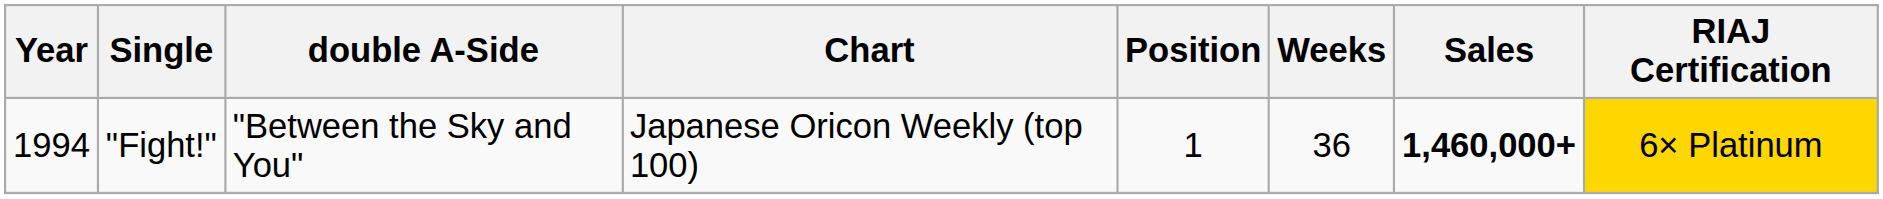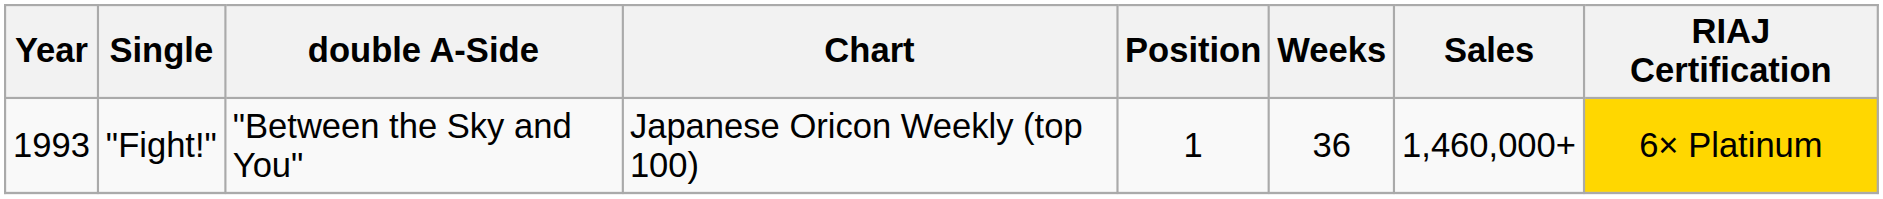(51, 145) 1994 -> (51, 145) 1993
(1489, 145) bold -> (1489, 145) normal
